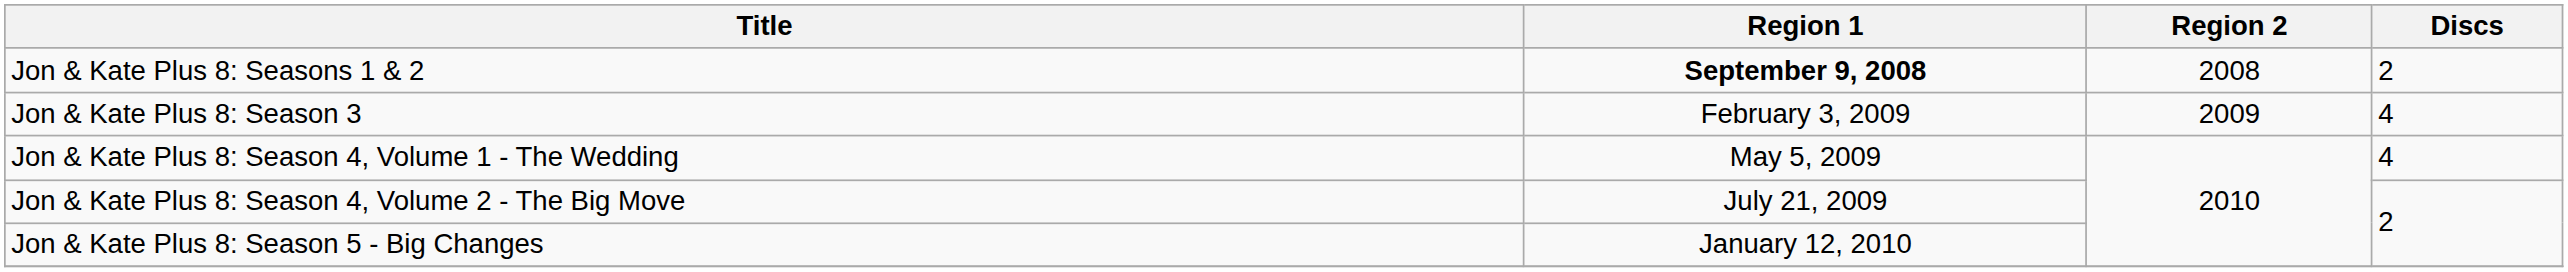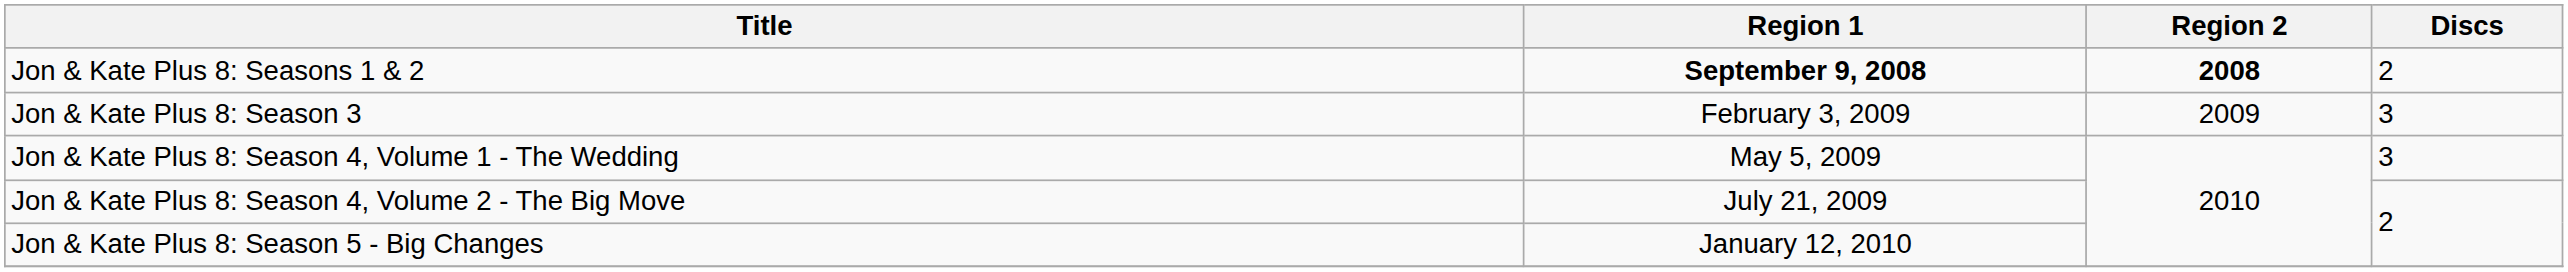(2229, 69) normal -> (2229, 69) bold
(2386, 113) 4 -> (2386, 113) 3
(2386, 157) 4 -> (2386, 157) 3
